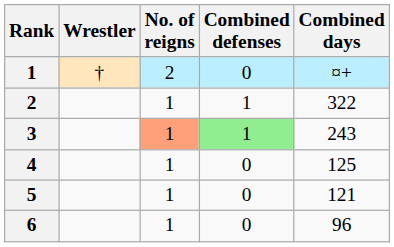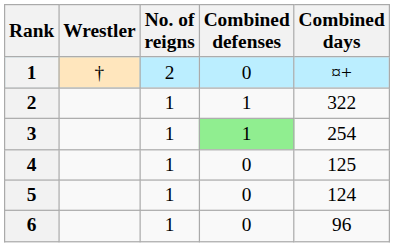(170, 133) lightsalmon background -> (170, 133) no background
(342, 133) 243 -> (342, 133) 254
(342, 195) 121 -> (342, 195) 124
